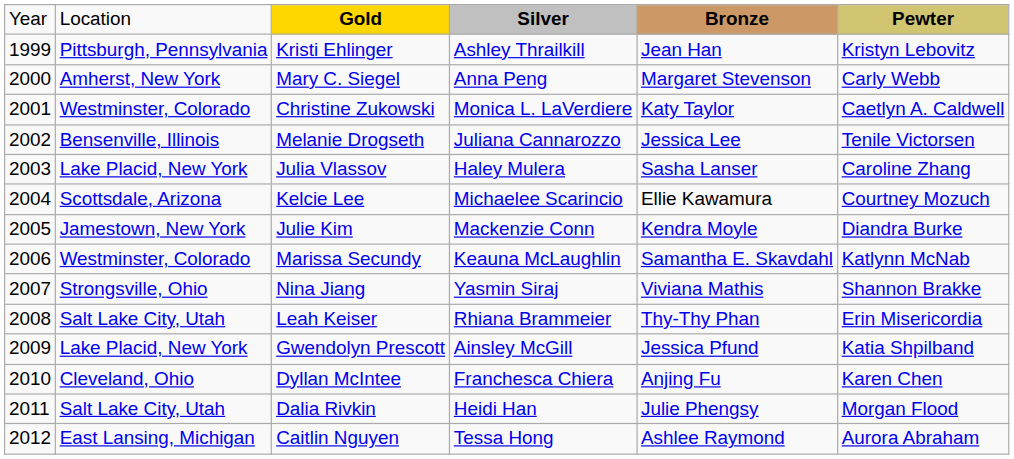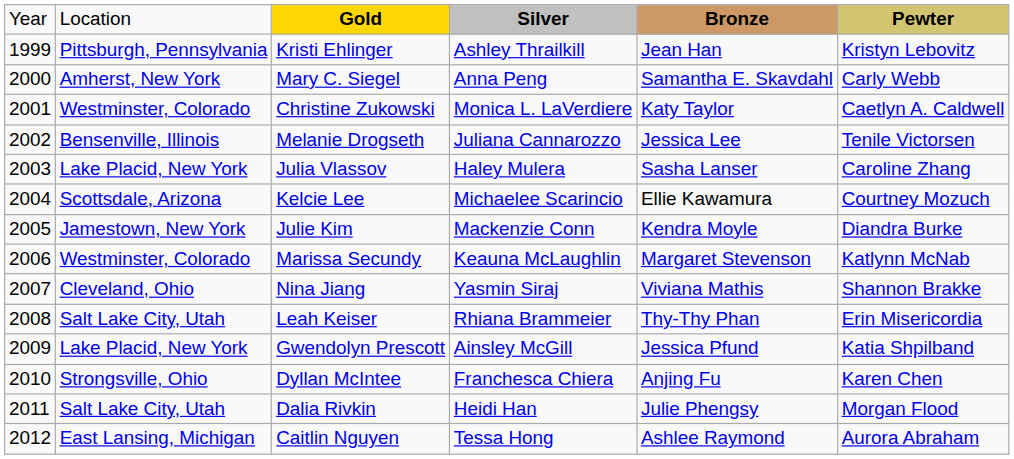(726, 79) Margaret Stevenson -> (737, 79) Samantha E. Skavdahl
(737, 259) Samantha E. Skavdahl -> (726, 259) Margaret Stevenson
(134, 288) Strongsville, Ohio -> (127, 288) Cleveland, Ohio
(127, 378) Cleveland, Ohio -> (134, 378) Strongsville, Ohio
